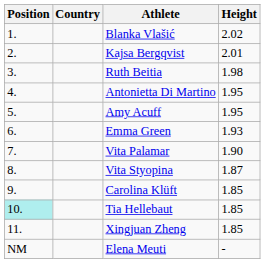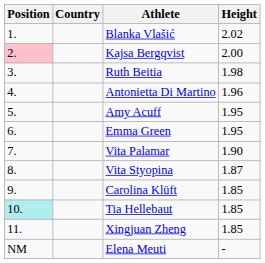(12, 53) no background -> (12, 53) pink background
(232, 53) 2.01 -> (232, 53) 2.00
(232, 92) 1.95 -> (232, 92) 1.96
(232, 131) 1.93 -> (232, 131) 1.95
